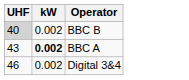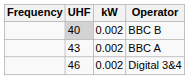+ column: (35, 13)
(48, 48) bold -> (109, 48) normal
